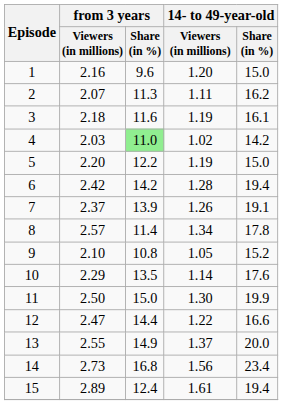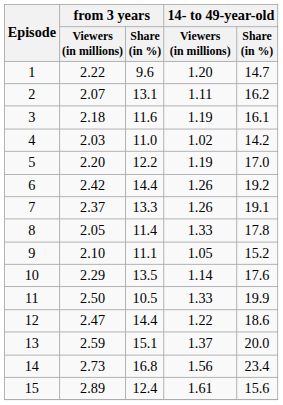(93, 72) 2.16 -> (93, 72) 2.22
(257, 72) 15.0 -> (257, 72) 14.7
(145, 95) 11.3 -> (145, 95) 13.1
(145, 140) lightgreen background -> (145, 140) no background
(257, 162) 15.0 -> (257, 162) 17.0
(145, 185) 14.2 -> (145, 185) 14.4
(200, 185) 1.28 -> (200, 185) 1.26
(257, 185) 19.4 -> (257, 185) 19.2
(145, 207) 13.9 -> (145, 207) 13.3
(93, 230) 2.57 -> (93, 230) 2.05
(200, 230) 1.34 -> (200, 230) 1.33
(145, 253) 10.8 -> (145, 253) 11.1
(145, 298) 15.0 -> (145, 298) 10.5
(200, 298) 1.30 -> (200, 298) 1.33
(257, 320) 16.6 -> (257, 320) 18.6
(93, 343) 2.55 -> (93, 343) 2.59
(145, 343) 14.9 -> (145, 343) 15.1
(257, 388) 19.4 -> (257, 388) 15.6
